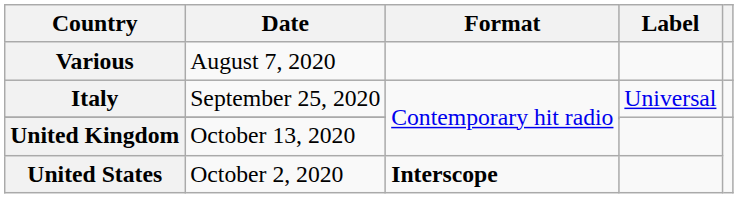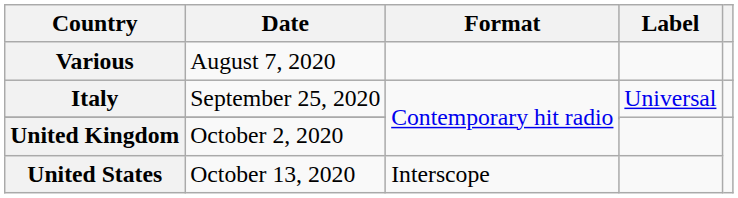(273, 135) October 13, 2020 -> (267, 135) October 2, 2020
(267, 173) October 2, 2020 -> (273, 173) October 13, 2020
(444, 173) bold -> (440, 173) normal
